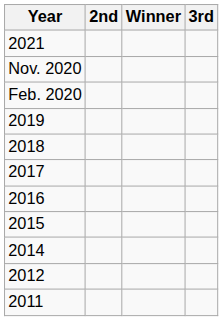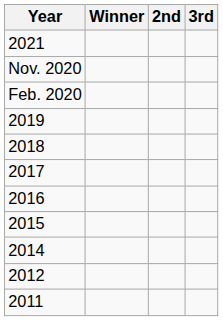columns swapped: (153, 17) <-> (104, 17)
